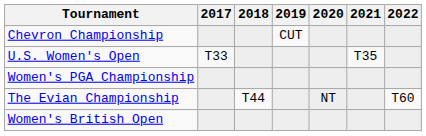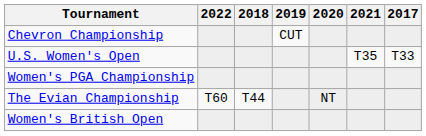columns swapped: (216, 15) <-> (403, 15)
